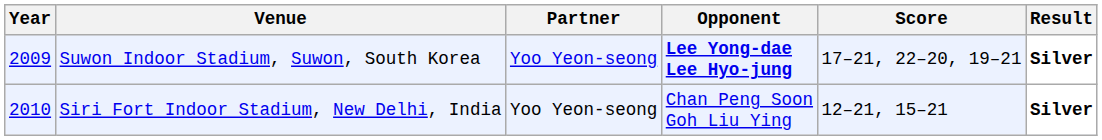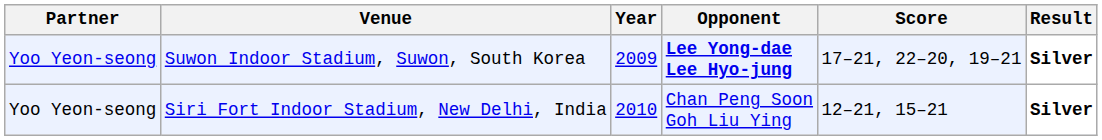columns swapped: (30, 19) <-> (584, 19)
